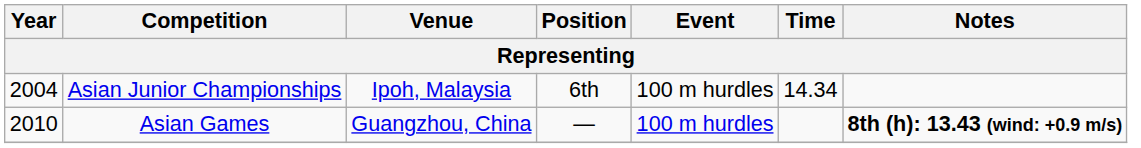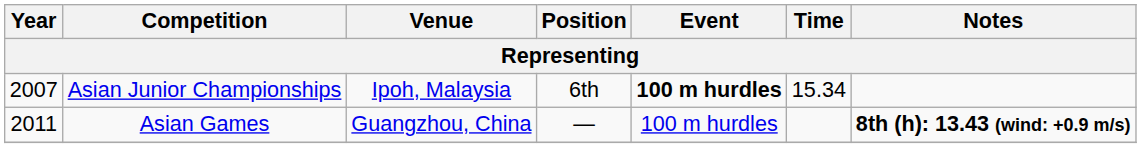(34, 90) 2004 -> (34, 90) 2007
(705, 90) normal -> (709, 90) bold
(810, 90) 14.34 -> (819, 90) 15.34
(34, 124) 2010 -> (34, 124) 2011
